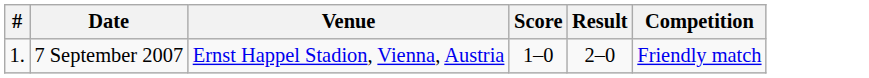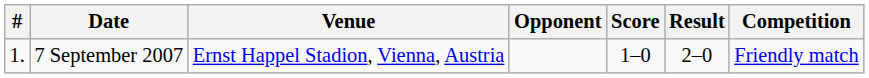+ column: (558, 21)
